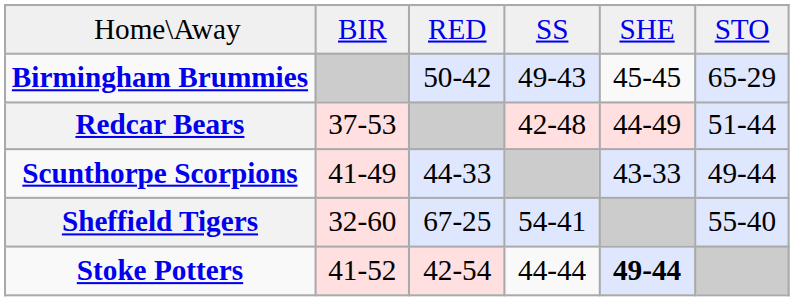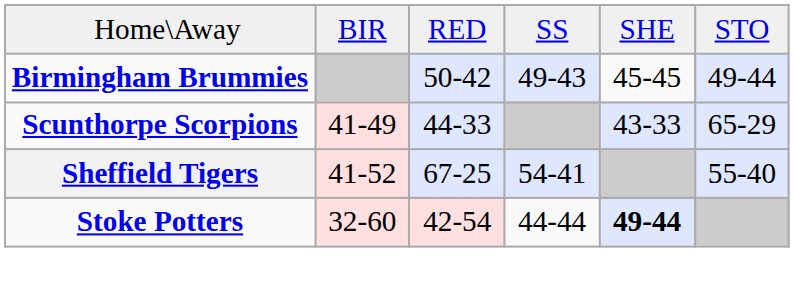(742, 76) 65-29 -> (742, 76) 49-44
- row: (160, 125)
(742, 173) 49-44 -> (742, 125) 65-29
(362, 221) 32-60 -> (362, 173) 41-52
(362, 269) 41-52 -> (362, 221) 32-60
